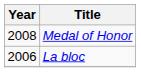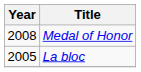(22, 56) 2006 -> (22, 56) 2005
